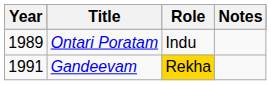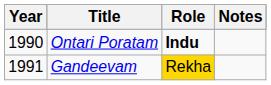(26, 42) 1989 -> (26, 42) 1990
(181, 42) normal -> (182, 42) bold
